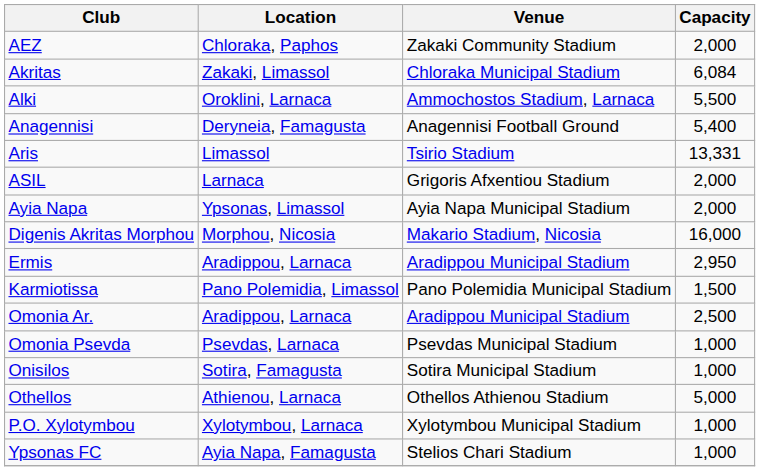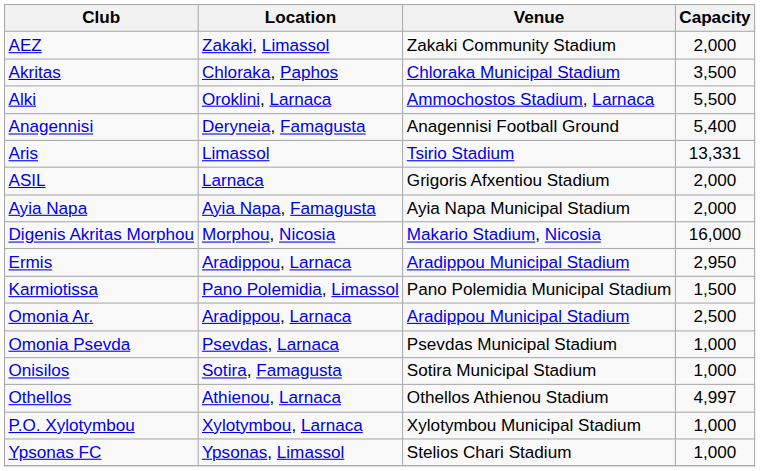(270, 45) Chloraka, Paphos -> (266, 45) Zakaki, Limassol
(266, 72) Zakaki, Limassol -> (270, 72) Chloraka, Paphos
(715, 72) 6,084 -> (715, 72) 3,500
(273, 208) Ypsonas, Limassol -> (289, 208) Ayia Napa, Famagusta
(715, 398) 5,000 -> (715, 398) 4,997
(289, 452) Ayia Napa, Famagusta -> (273, 452) Ypsonas, Limassol
